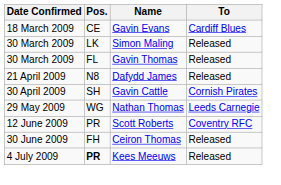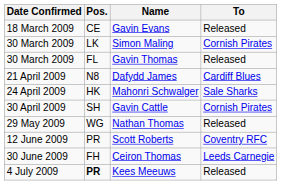(217, 28) Cardiff Blues -> (224, 28) Released
(210, 44) Released -> (238, 44) Cornish Pirates
(210, 76) Released -> (232, 76) Cardiff Blues
+ row: (155, 92)
(224, 108) Leeds Carnegie -> (224, 124) Released
(210, 140) Released -> (239, 156) Leeds Carnegie
